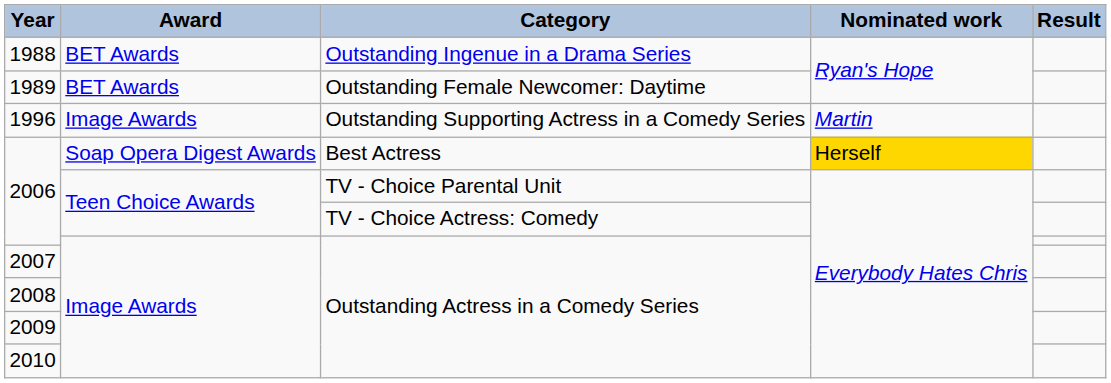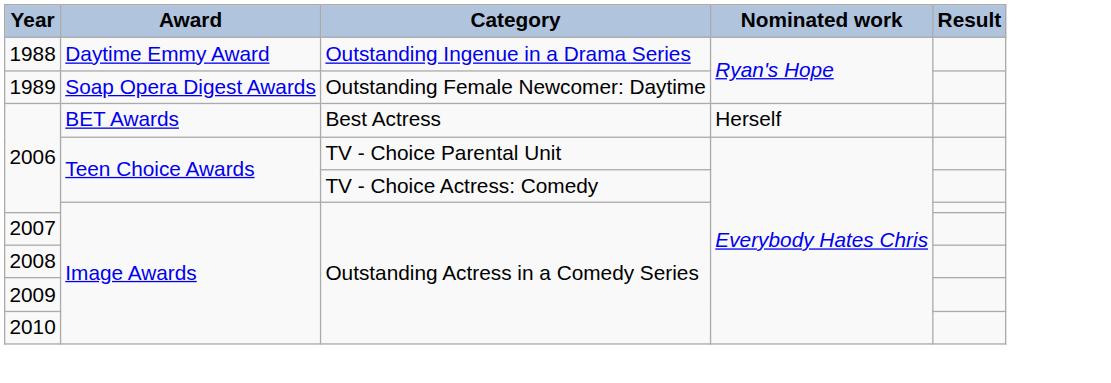(122, 53) BET Awards -> (167, 53) Daytime Emmy Award
(122, 86) BET Awards -> (191, 86) Soap Opera Digest Awards
- row: (33, 119)
(191, 152) Soap Opera Digest Awards -> (122, 119) BET Awards
(848, 152) gold background -> (748, 119) no background
